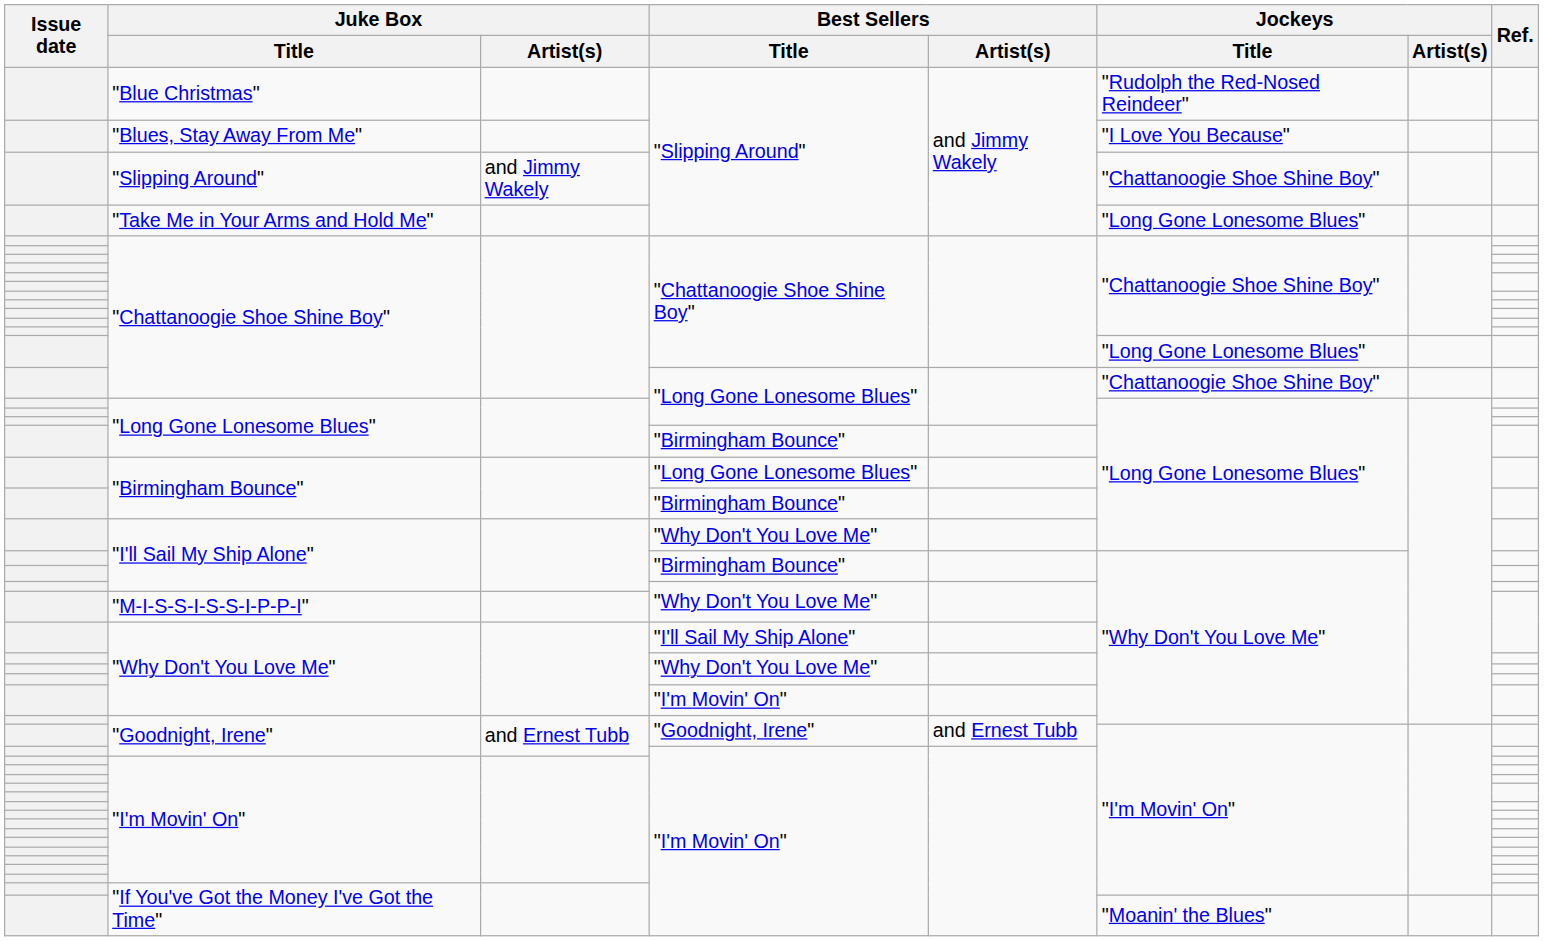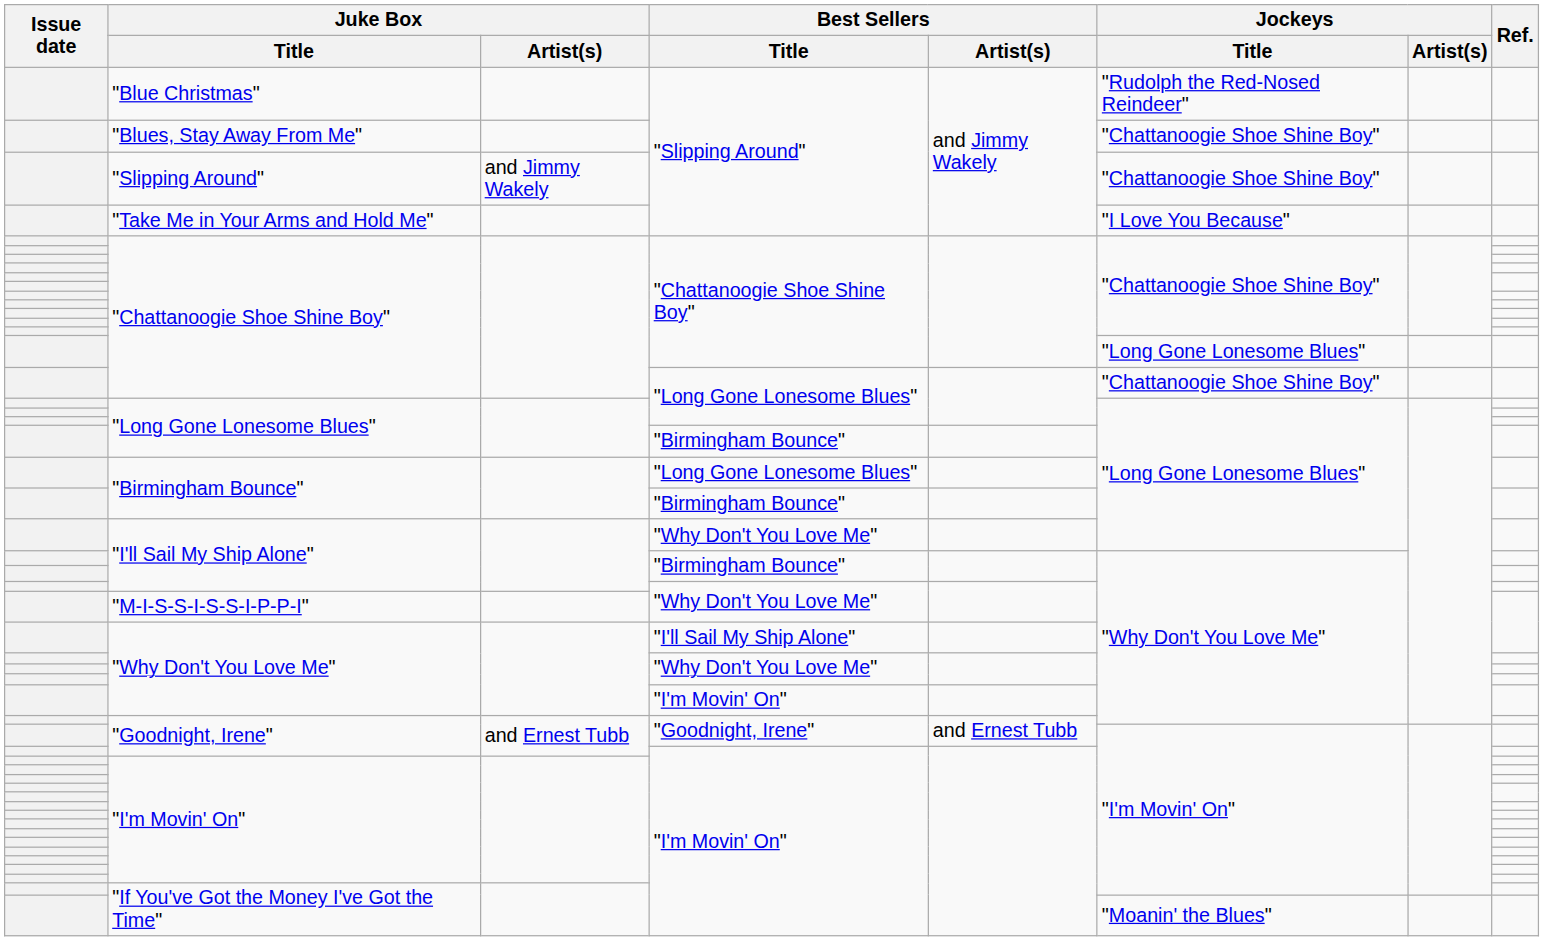(1196, 135) "I Love You Because" -> (1241, 135) "Chattanoogie Shoe Shine Boy"
(1234, 220) "Long Gone Lonesome Blues" -> (1196, 220) "I Love You Because"
